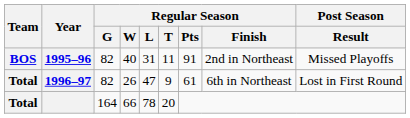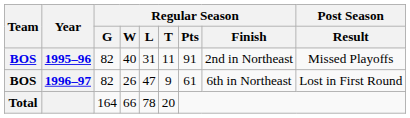(23, 81) Total -> (23, 81) BOS
